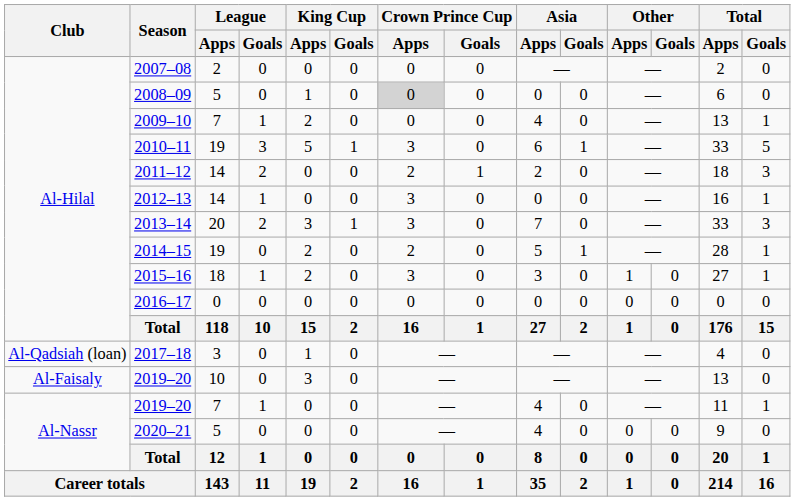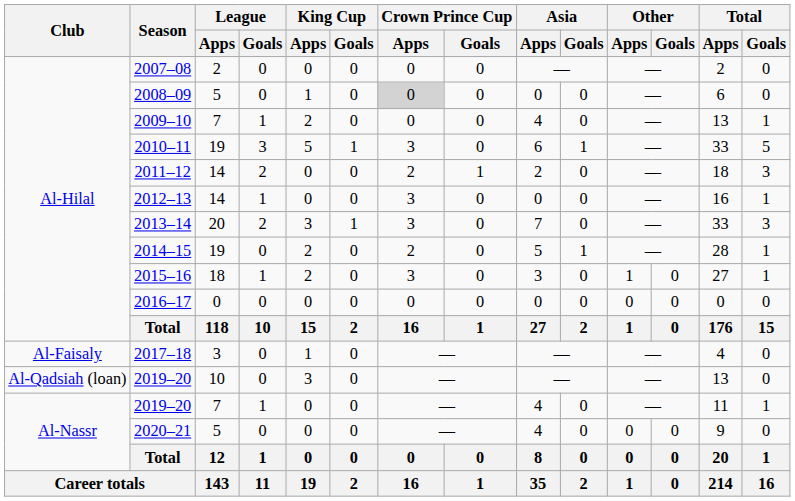(67, 353) Al-Qadsiah (loan) -> (67, 353) Al-Faisaly
(67, 379) Al-Faisaly -> (67, 379) Al-Qadsiah (loan)
